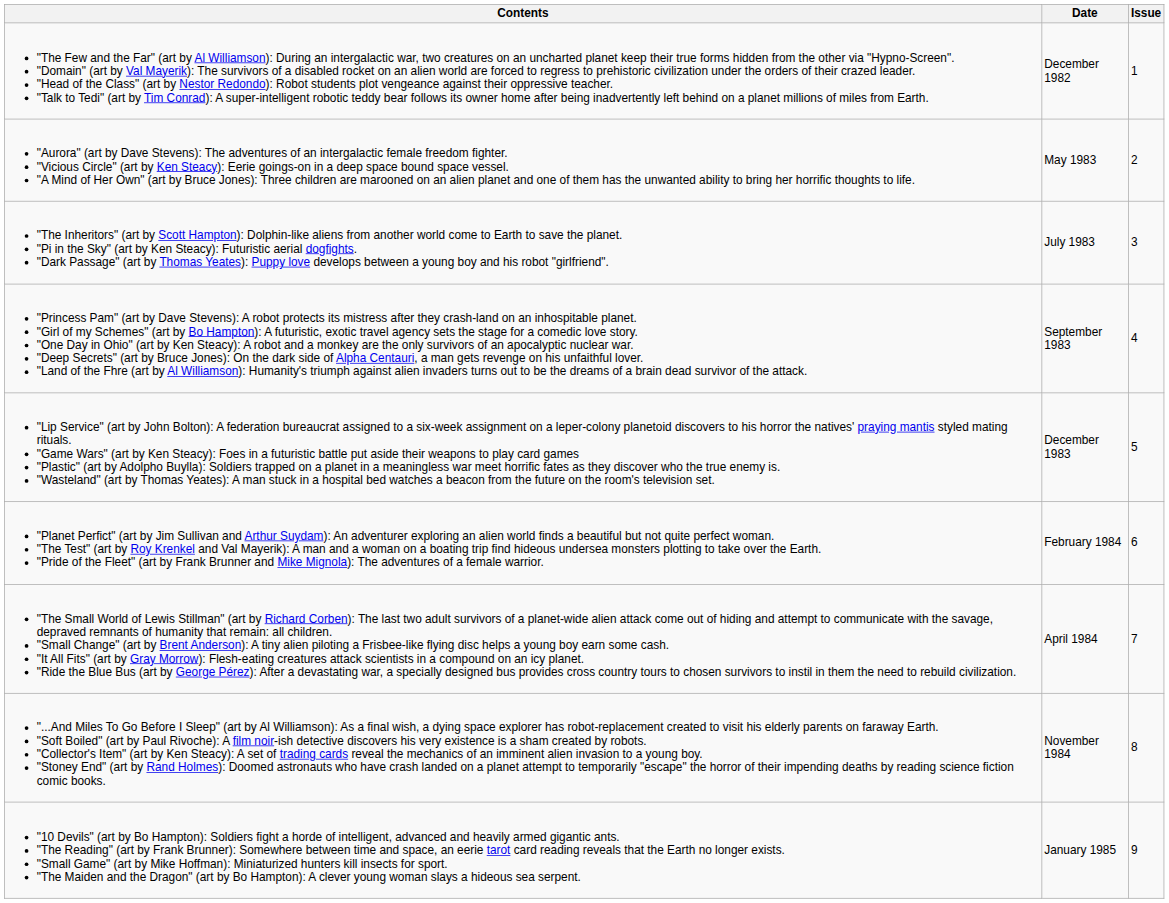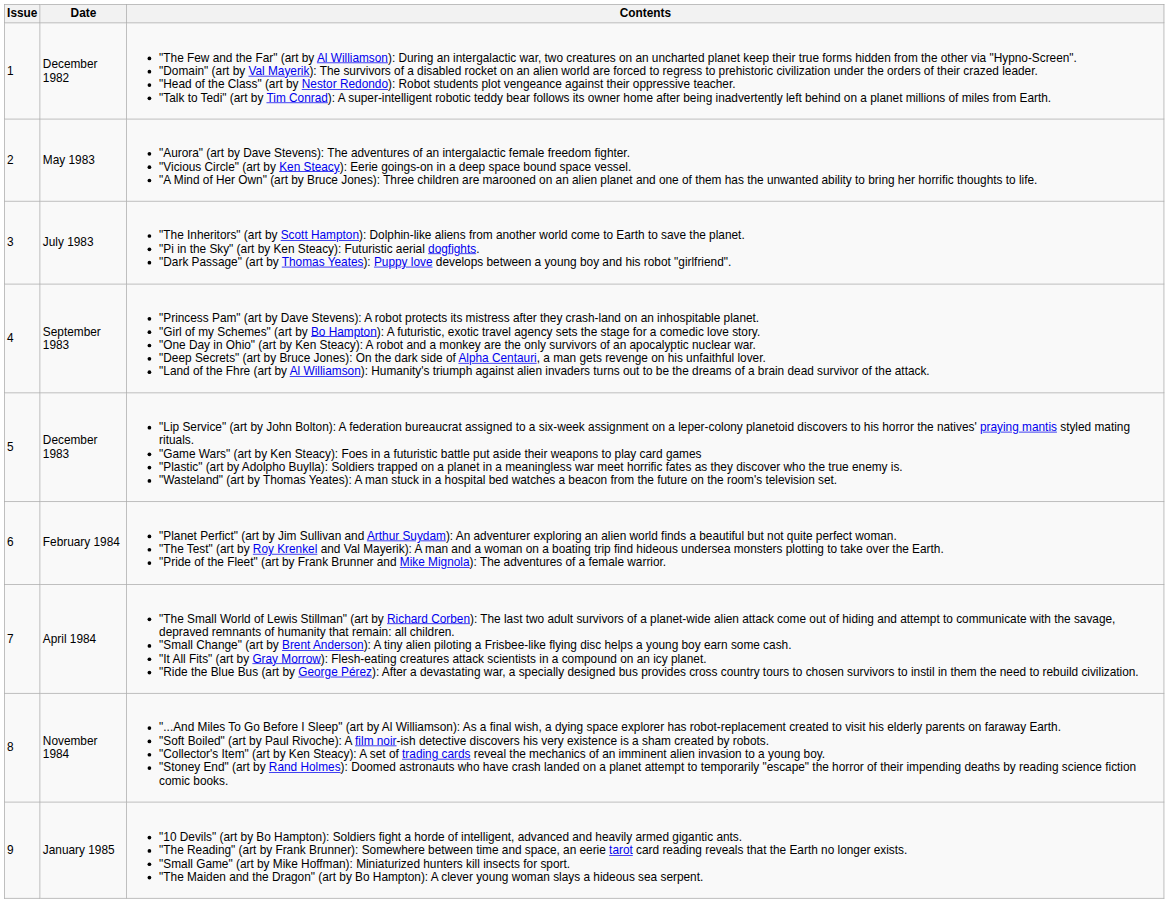columns swapped: (1146, 13) <-> (523, 13)
